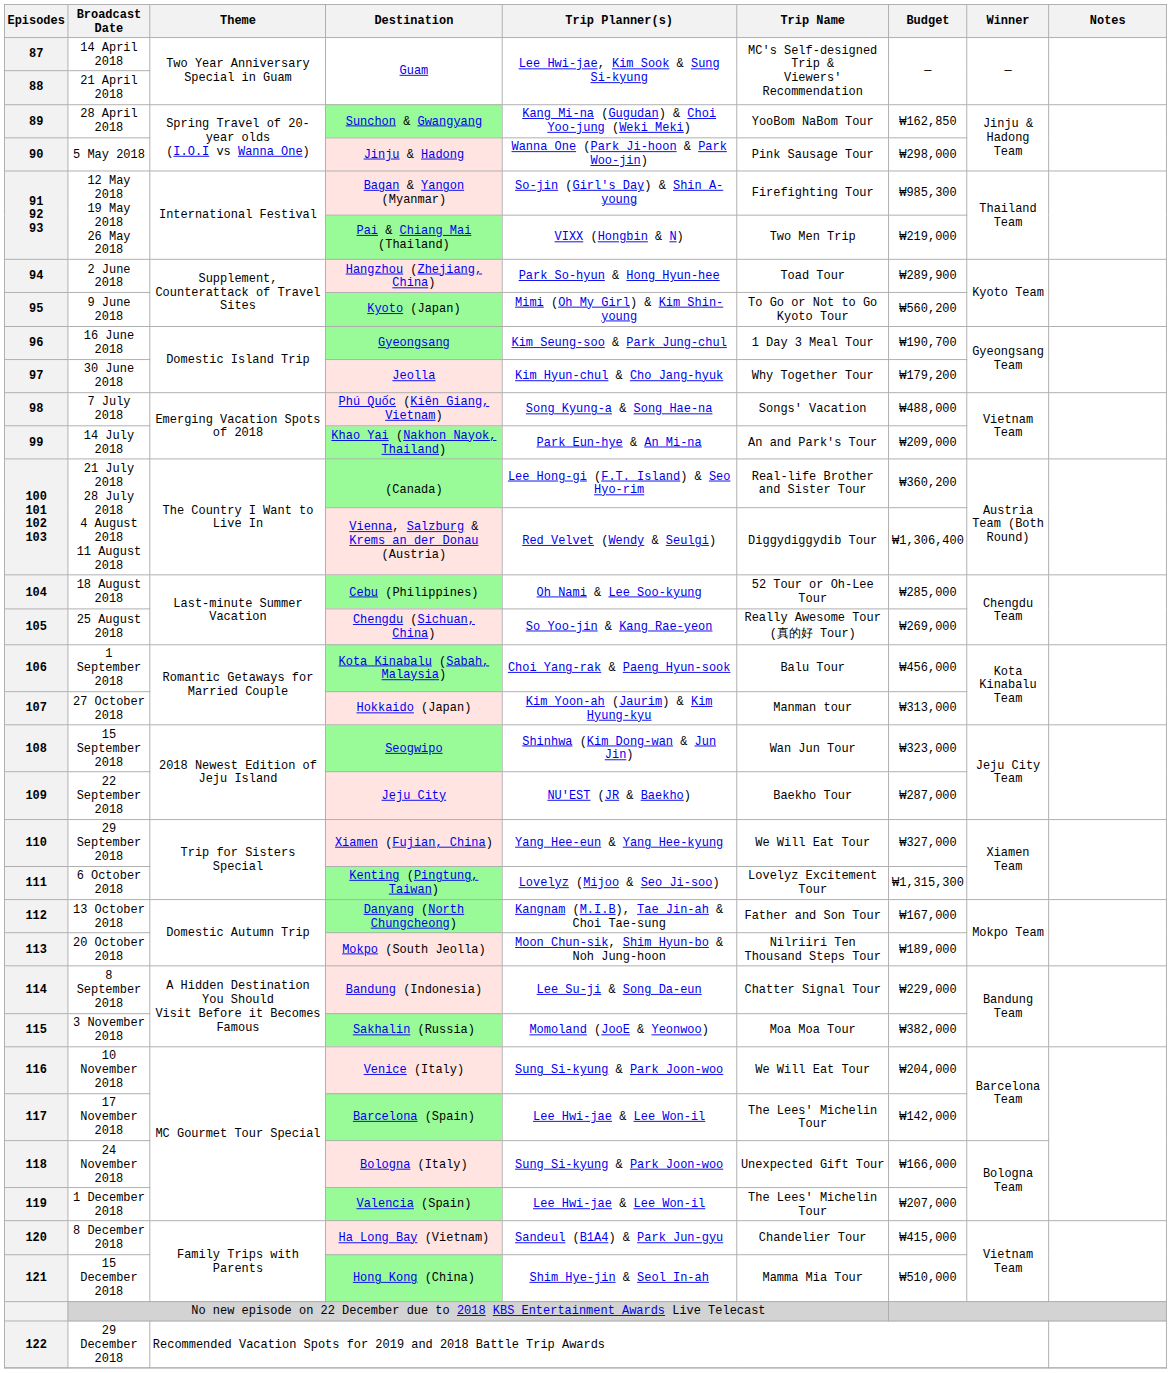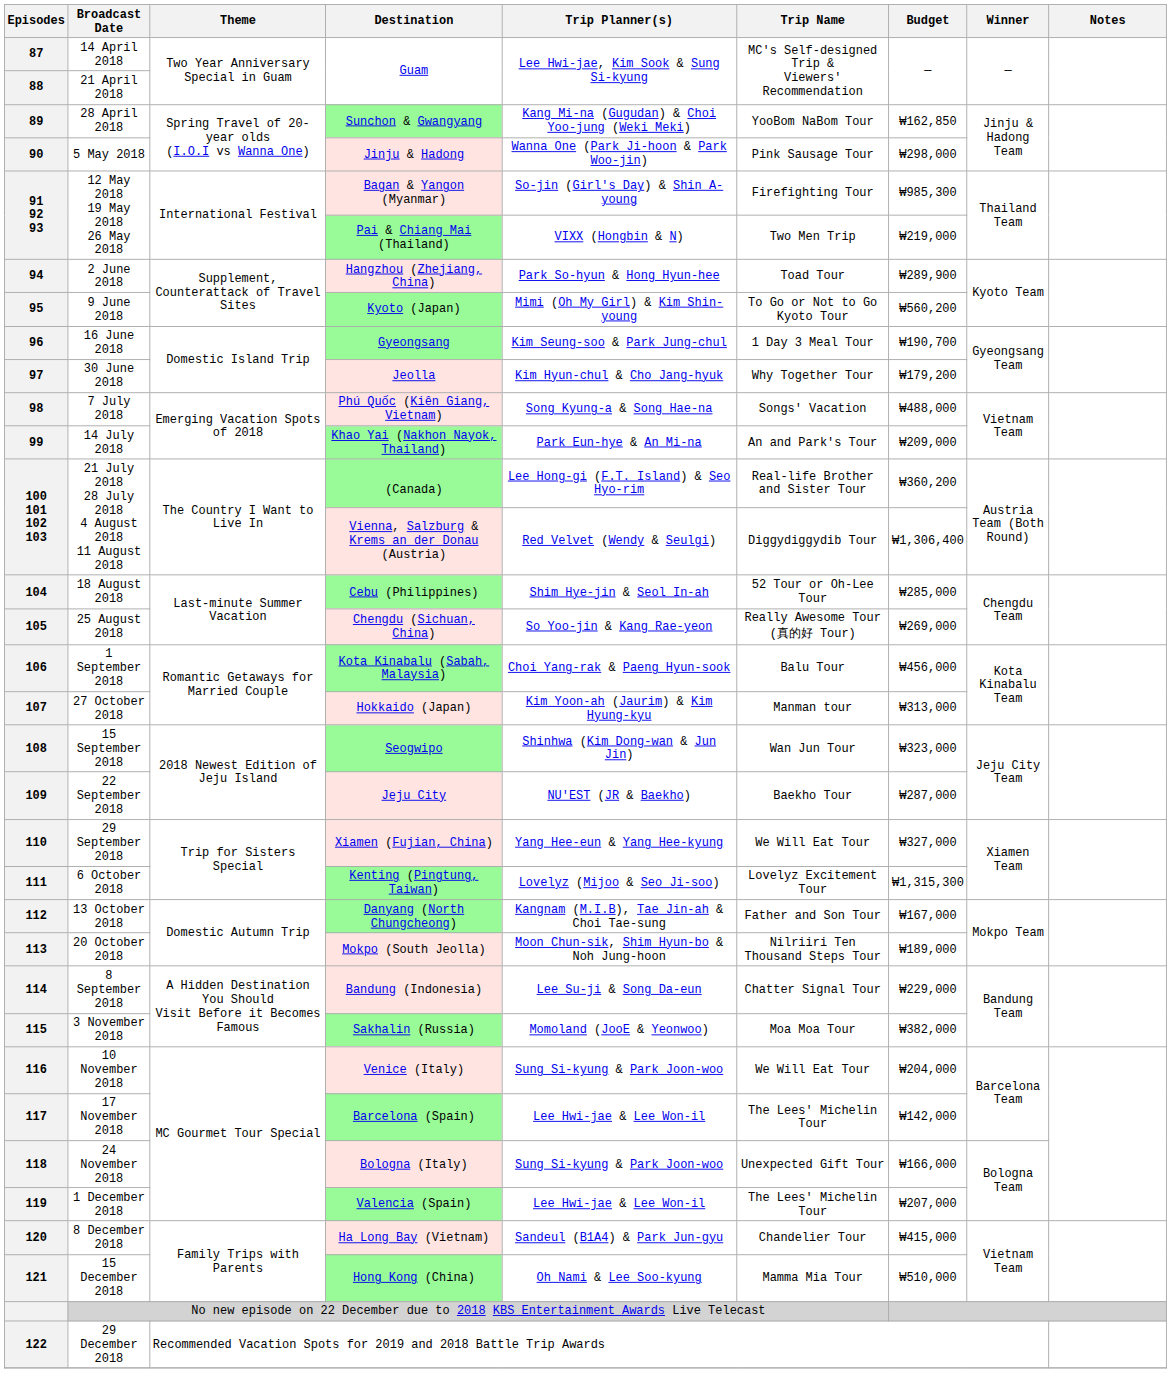(619, 592) Oh Nami & Lee Soo-kyung -> (619, 592) Shim Hye-jin & Seol In-ah
(619, 1278) Shim Hye-jin & Seol In-ah -> (619, 1278) Oh Nami & Lee Soo-kyung
